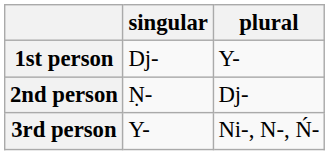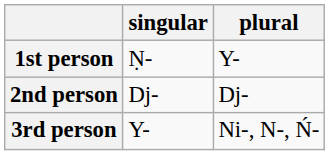(144, 58) Dj- -> (140, 58) Ṇ-
(140, 94) Ṇ- -> (144, 94) Dj-
